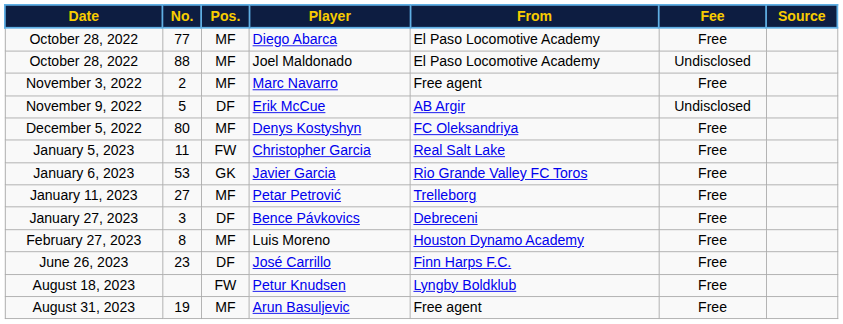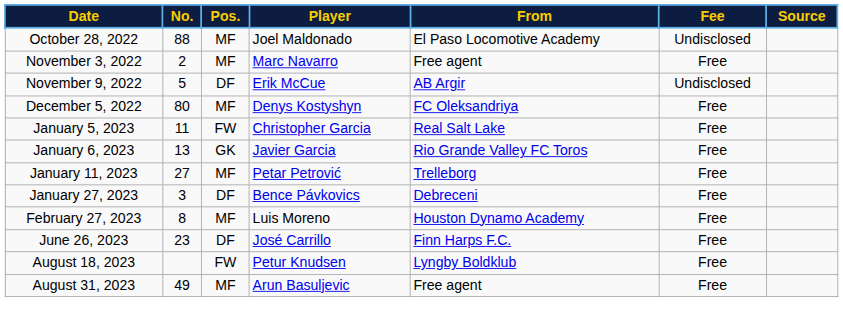- row: (295, 39)
(182, 173) 53 -> (182, 151) 13
(182, 307) 19 -> (182, 285) 49
